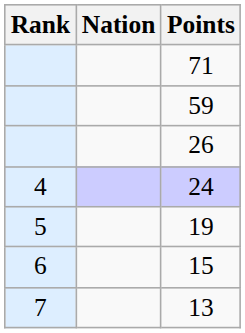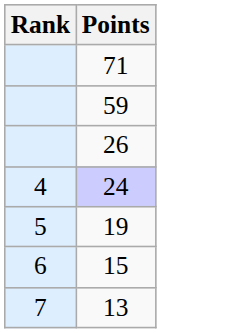- column: (119, 24)
